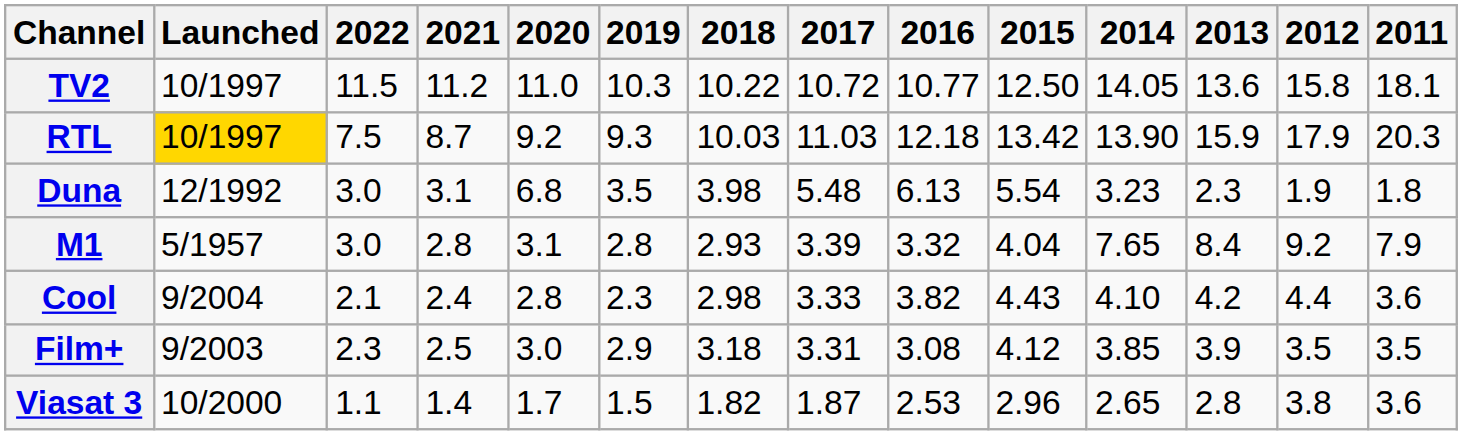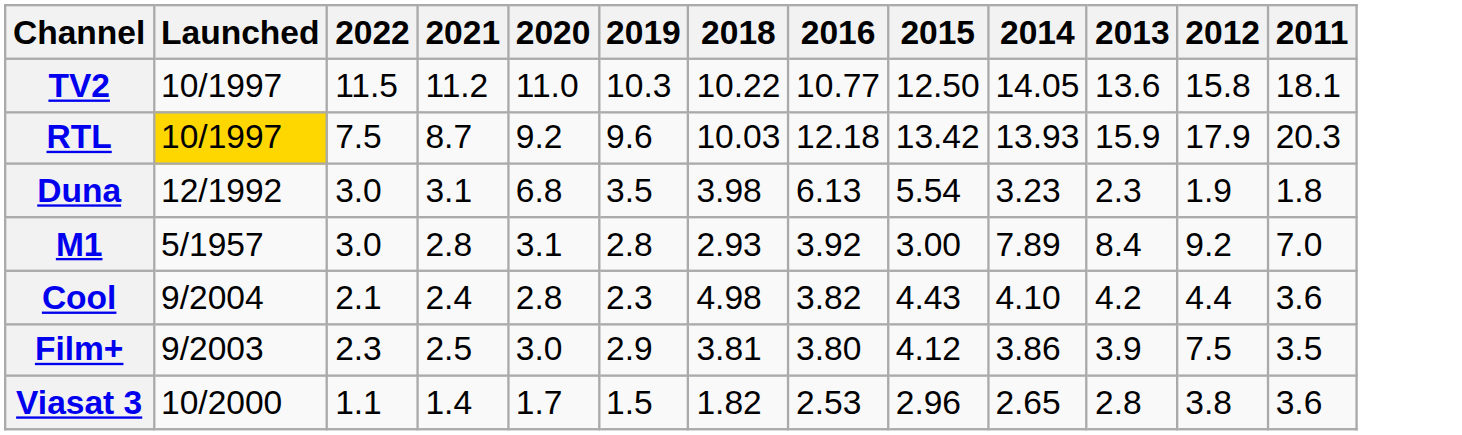- column: (838, 32)
(629, 138) 9.3 -> (629, 138) 9.6
(1137, 138) 13.90 -> (1037, 138) 13.93
(928, 244) 3.32 -> (829, 244) 3.92
(1028, 244) 4.04 -> (928, 244) 3.00
(1128, 244) 7.65 -> (1028, 244) 7.89
(1399, 244) 7.9 -> (1299, 244) 7.0
(729, 297) 2.98 -> (729, 297) 4.98
(729, 350) 3.18 -> (729, 350) 3.81
(928, 350) 3.08 -> (829, 350) 3.80
(1128, 350) 3.85 -> (1028, 350) 3.86
(1308, 350) 3.5 -> (1209, 350) 7.5
